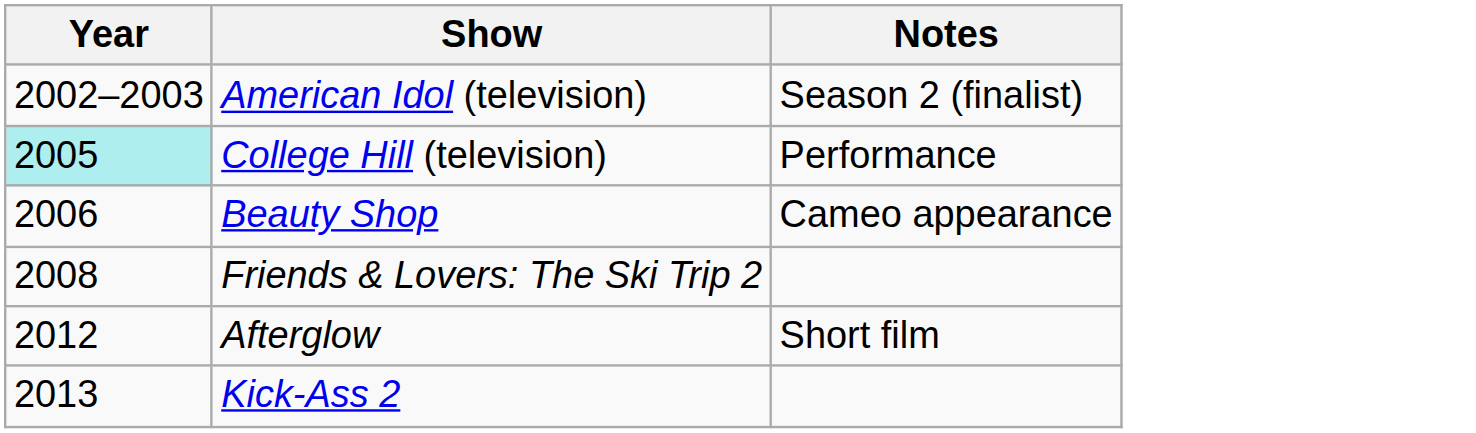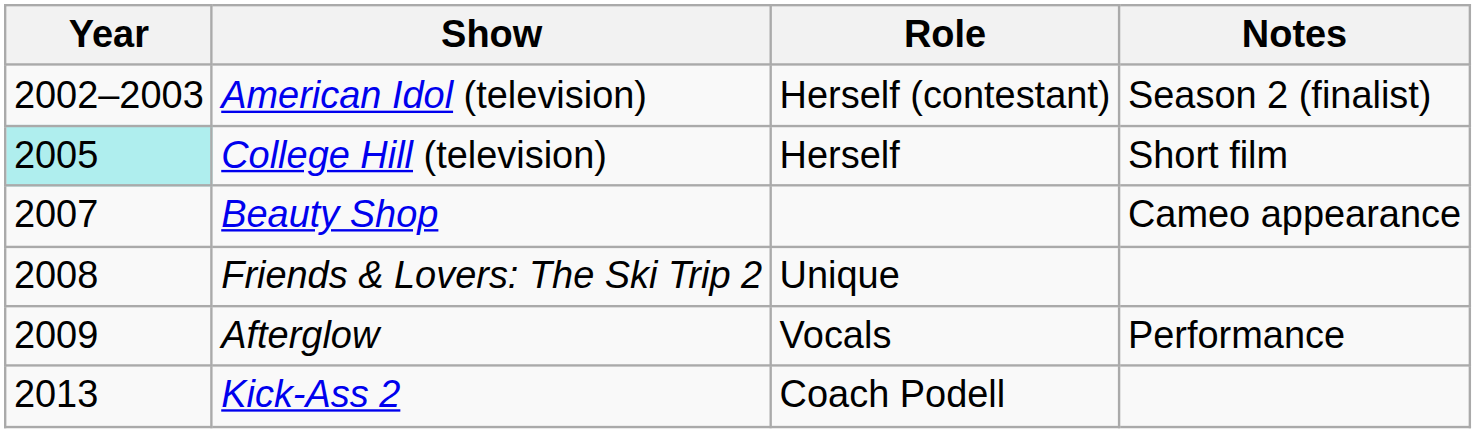+ column: (945, 34)
(888, 154) Performance -> (1208, 154) Short film
(56, 214) 2006 -> (56, 214) 2007
(56, 335) 2012 -> (56, 335) 2009
(860, 335) Short film -> (1237, 335) Performance
